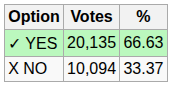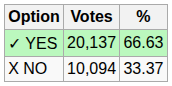(92, 43) 20,135 -> (92, 43) 20,137
